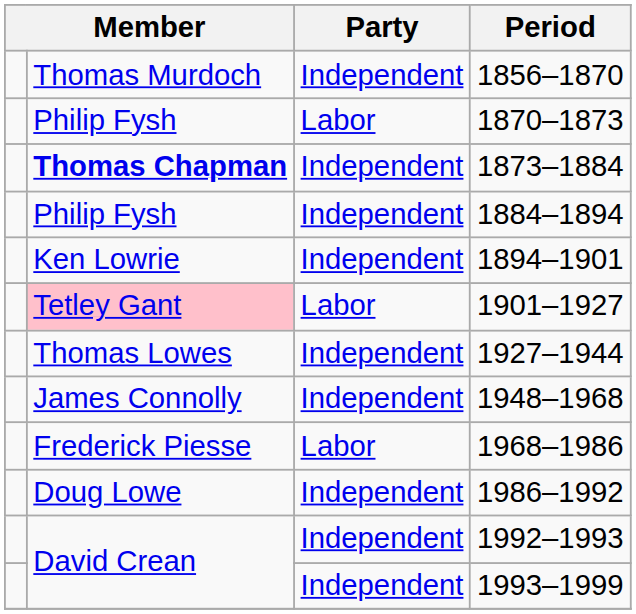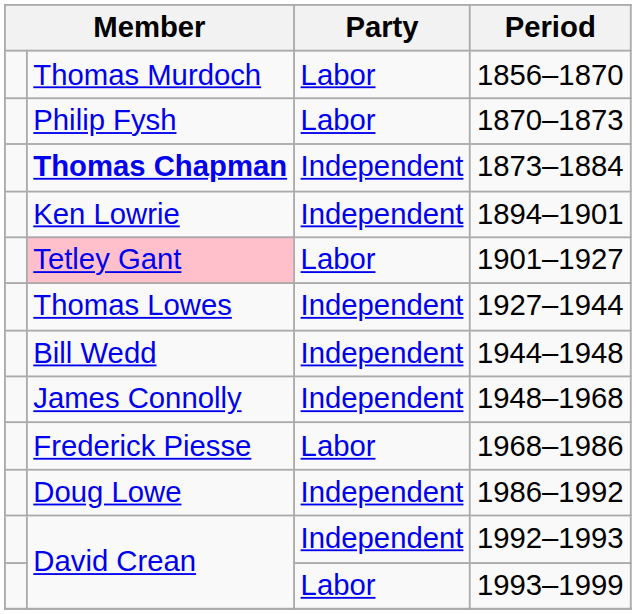(382, 74) Independent -> (338, 74) Labor
- row: (550, 213)
+ row: (550, 352)
(382, 584) Independent -> (338, 584) Labor
